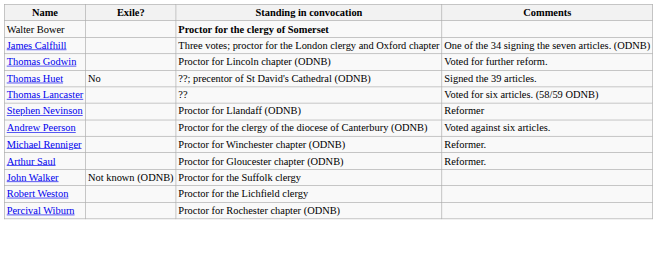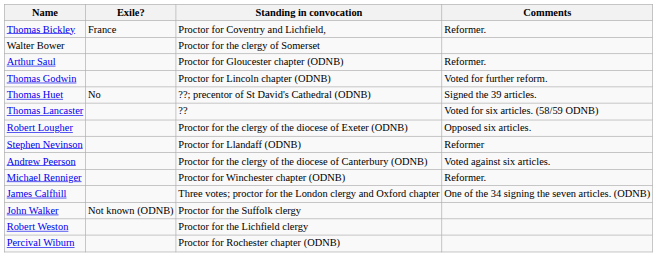+ row: (41, 29)
(254, 29) bold -> (249, 45) normal
rows swapped: (37, 45) <-> (31, 161)
+ row: (40, 128)
